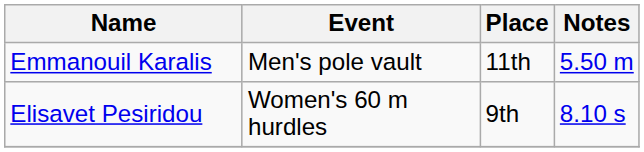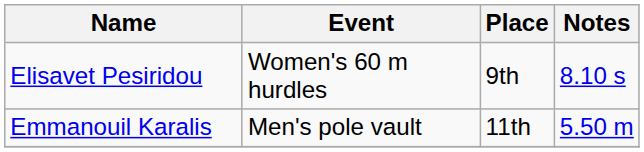rows swapped: (106, 113) <-> (111, 61)
